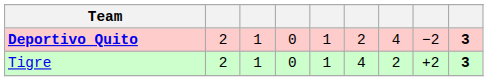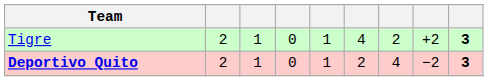rows swapped: (30, 63) <-> (73, 40)
